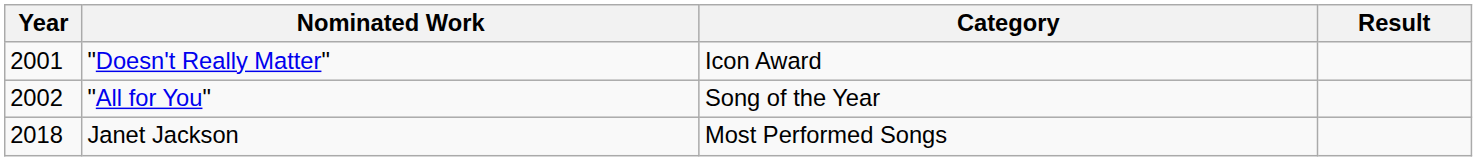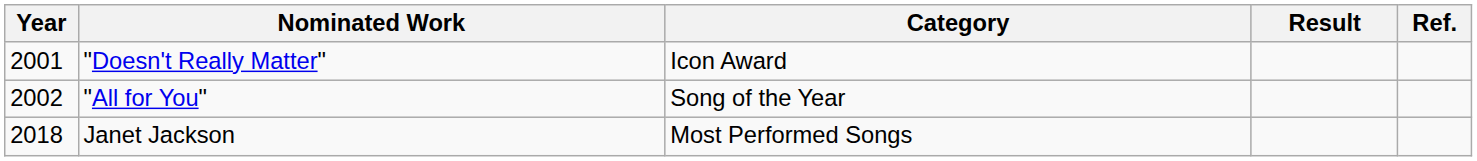+ column: (1435, 23)
